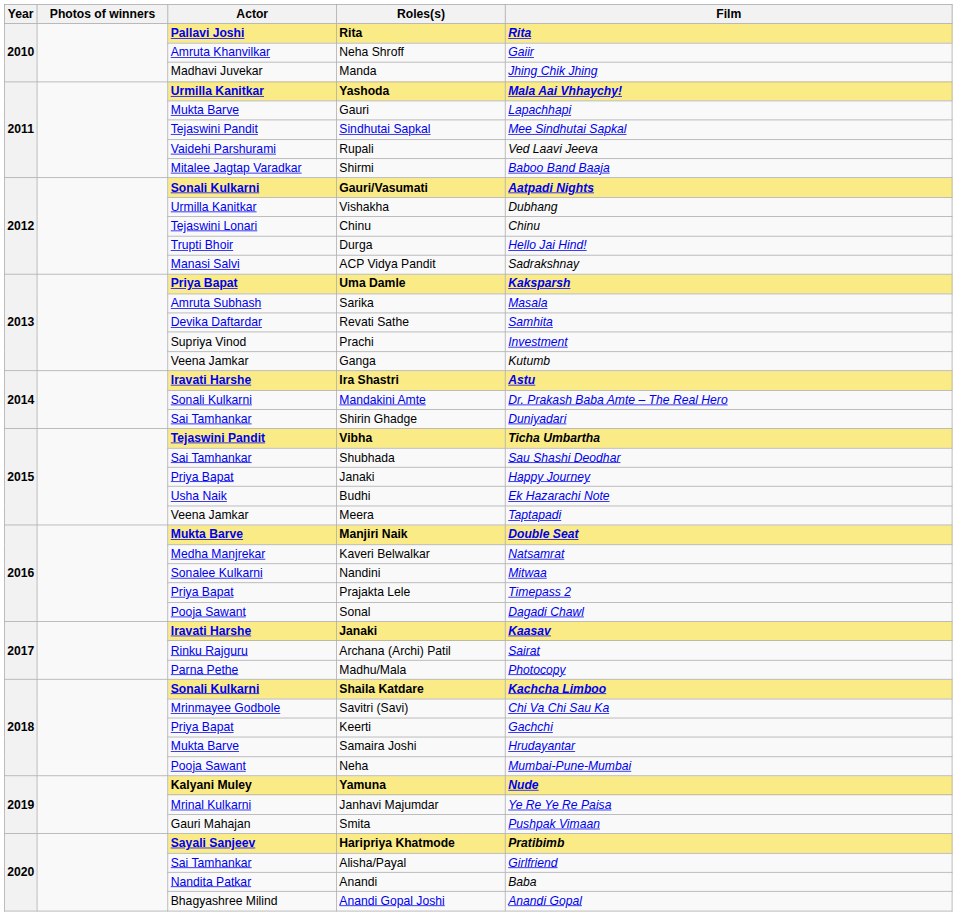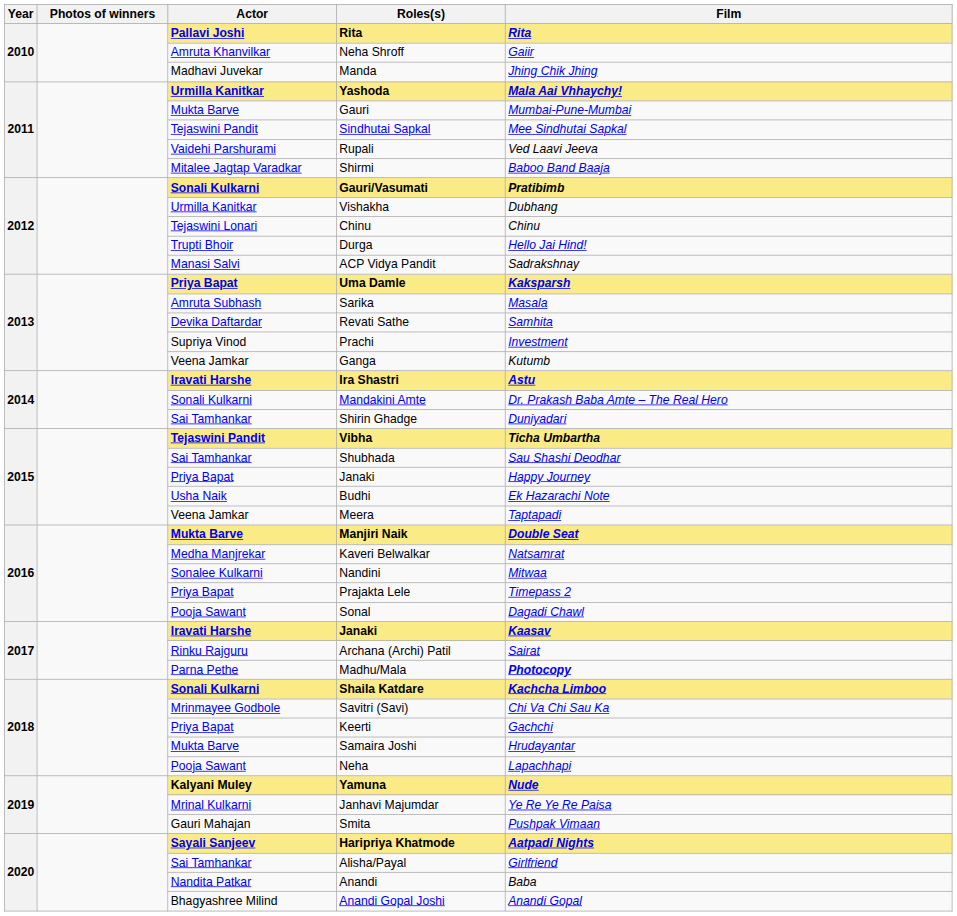(540, 110) Lapachhapi -> (570, 110) Mumbai-Pune-Mumbai
(551, 187) Aatpadi Nights -> (536, 187) Pratibimb
(537, 669) normal -> (540, 669) bold
(570, 766) Mumbai-Pune-Mumbai -> (540, 766) Lapachhapi
(536, 843) Pratibimb -> (551, 843) Aatpadi Nights
